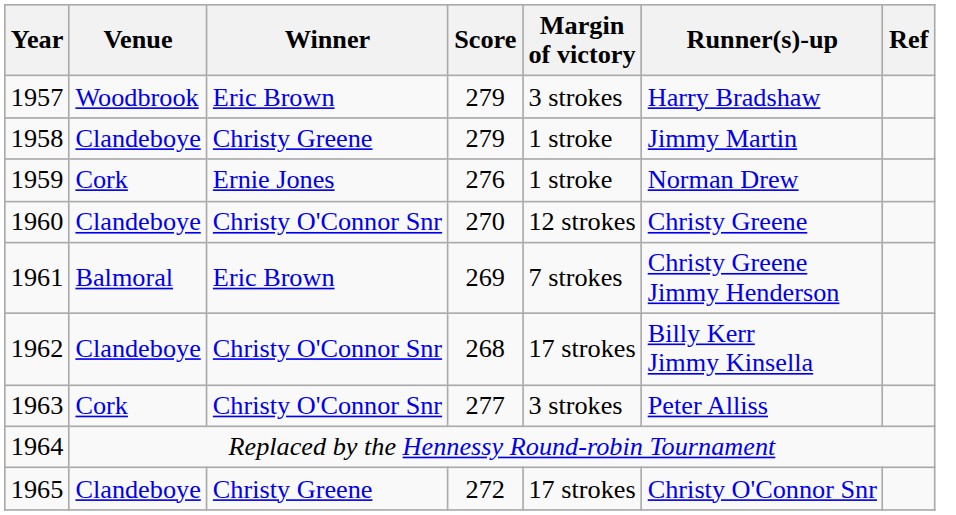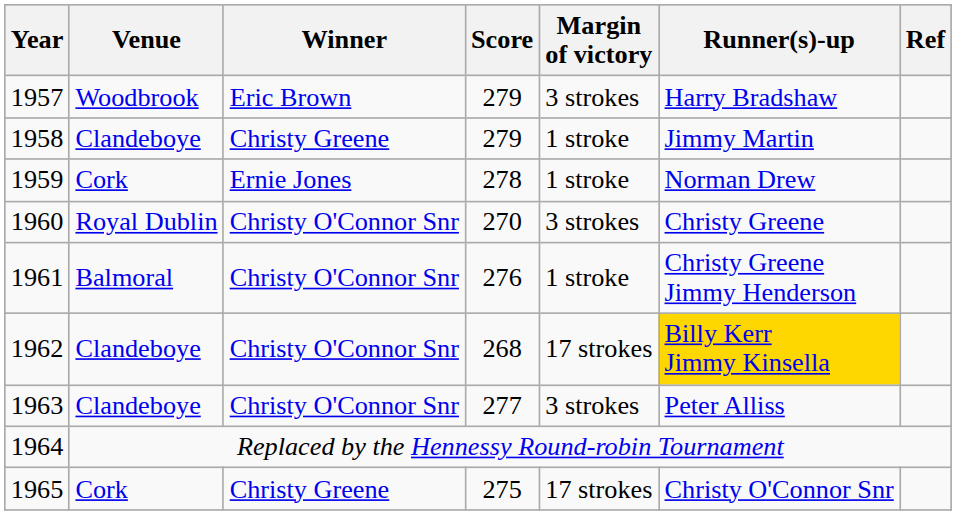(485, 179) 276 -> (502, 179) 278
(138, 221) Clandeboye -> (147, 221) Royal Dublin
(582, 221) 12 strokes -> (592, 221) 3 strokes
(274, 277) Eric Brown -> (344, 277) Christy O'Connor Snr
(485, 277) 269 -> (502, 277) 276
(576, 277) 7 strokes -> (587, 277) 1 stroke
(730, 348) no background -> (747, 348) gold background
(102, 405) Cork -> (138, 405) Clandeboye
(138, 488) Clandeboye -> (102, 488) Cork
(485, 488) 272 -> (502, 488) 275
